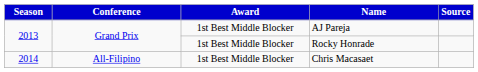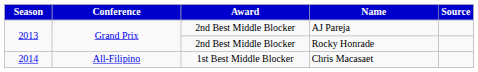(245, 28) 1st Best Middle Blocker -> (245, 28) 2nd Best Middle Blocker
(245, 43) 1st Best Middle Blocker -> (245, 43) 2nd Best Middle Blocker
